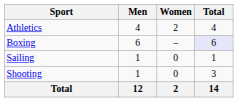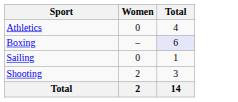- column: (138, 12)
(176, 27) 2 -> (138, 27) 0
(176, 74) 0 -> (138, 74) 2
